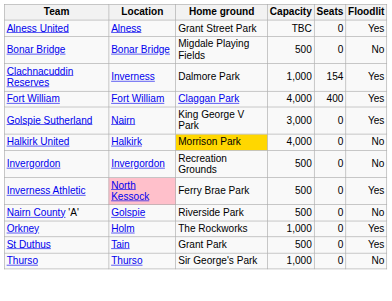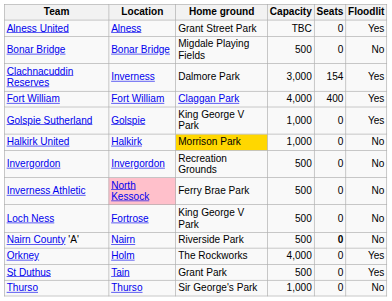(299, 77) 1,000 -> (299, 77) 3,000
(123, 120) Nairn -> (128, 120) Golspie
(299, 120) 3,000 -> (299, 120) 1,000
(299, 142) 4,000 -> (299, 142) 1,000
(376, 191) Yes -> (378, 191) No
+ row: (30, 218)
(128, 213) Golspie -> (123, 240) Nairn
(341, 213) normal -> (341, 240) bold
(299, 229) 1,000 -> (299, 256) 4,000
